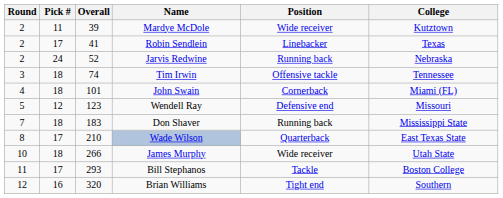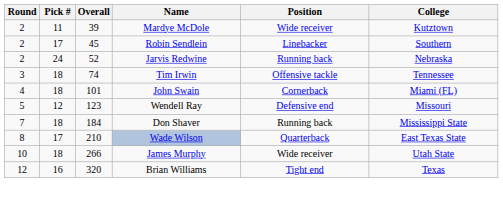(94, 43) 41 -> (94, 43) 45
(433, 43) Texas -> (433, 43) Southern
(94, 122) 183 -> (94, 122) 184
- row: (176, 169)
(433, 185) Southern -> (433, 169) Texas
